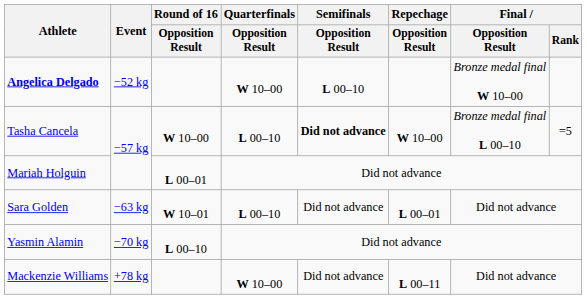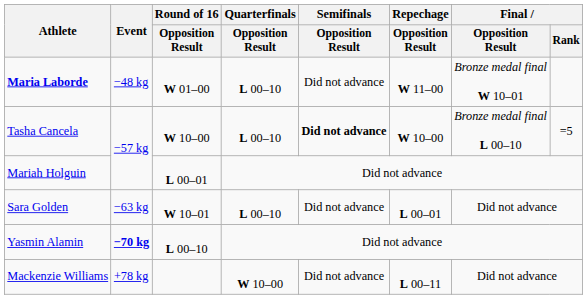+ row: (48, 82)
- row: (53, 82)
(131, 242) normal -> (131, 242) bold
